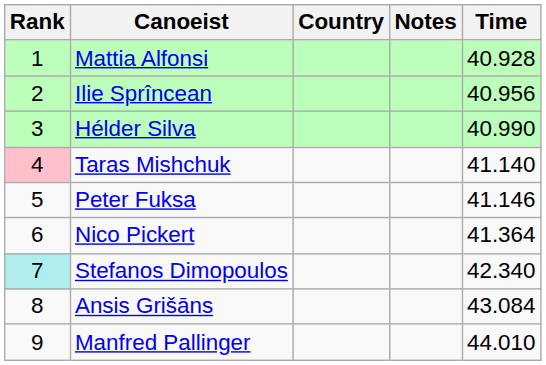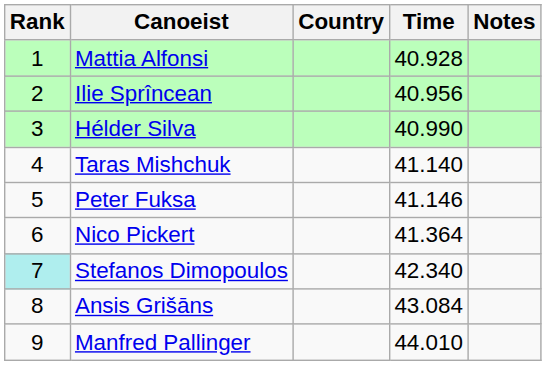columns swapped: (501, 22) <-> (426, 22)
(37, 164) pink background -> (37, 164) no background
